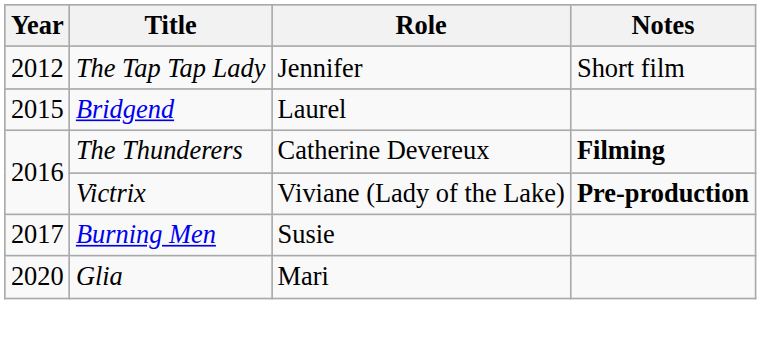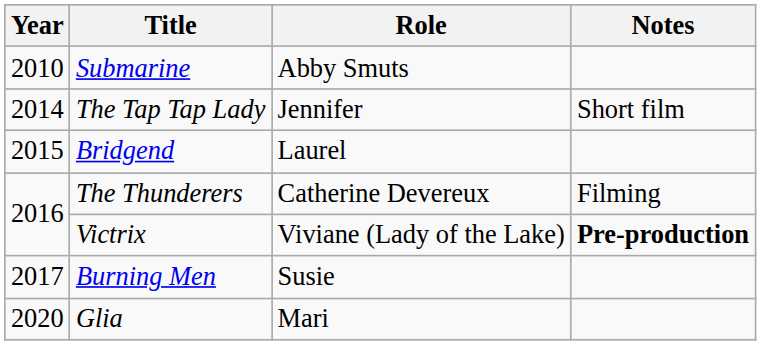+ row: (133, 67)
(37, 67) 2012 -> (37, 109) 2014
(621, 151) bold -> (619, 192) normal
